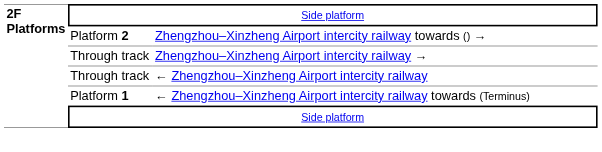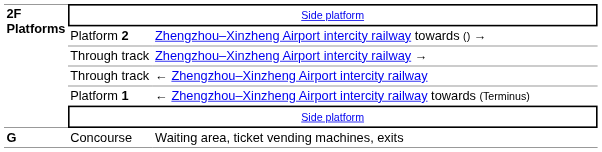+ row: (101, 137)
